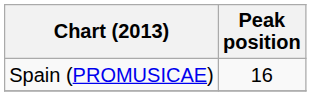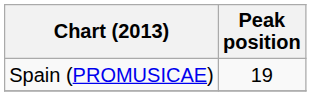(262, 74) 16 -> (262, 74) 19
